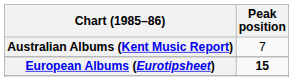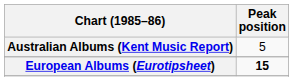(262, 47) 7 -> (262, 47) 5
